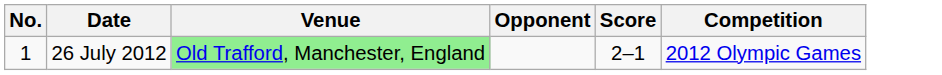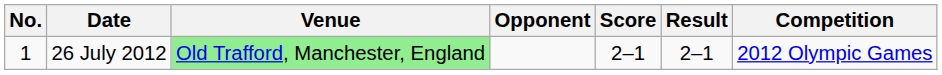+ column: (697, 20)
